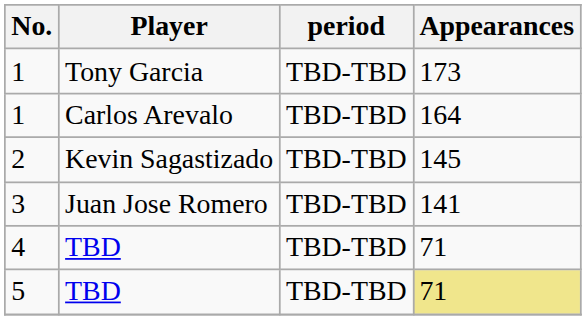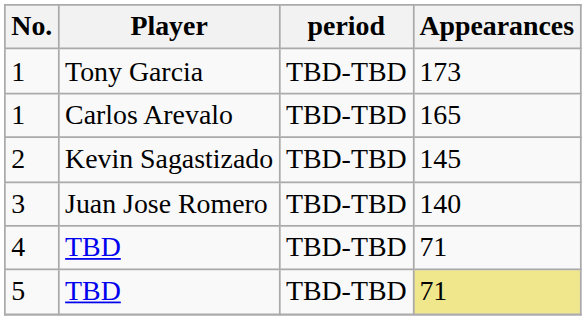(440, 114) 164 -> (440, 114) 165
(440, 203) 141 -> (440, 203) 140
